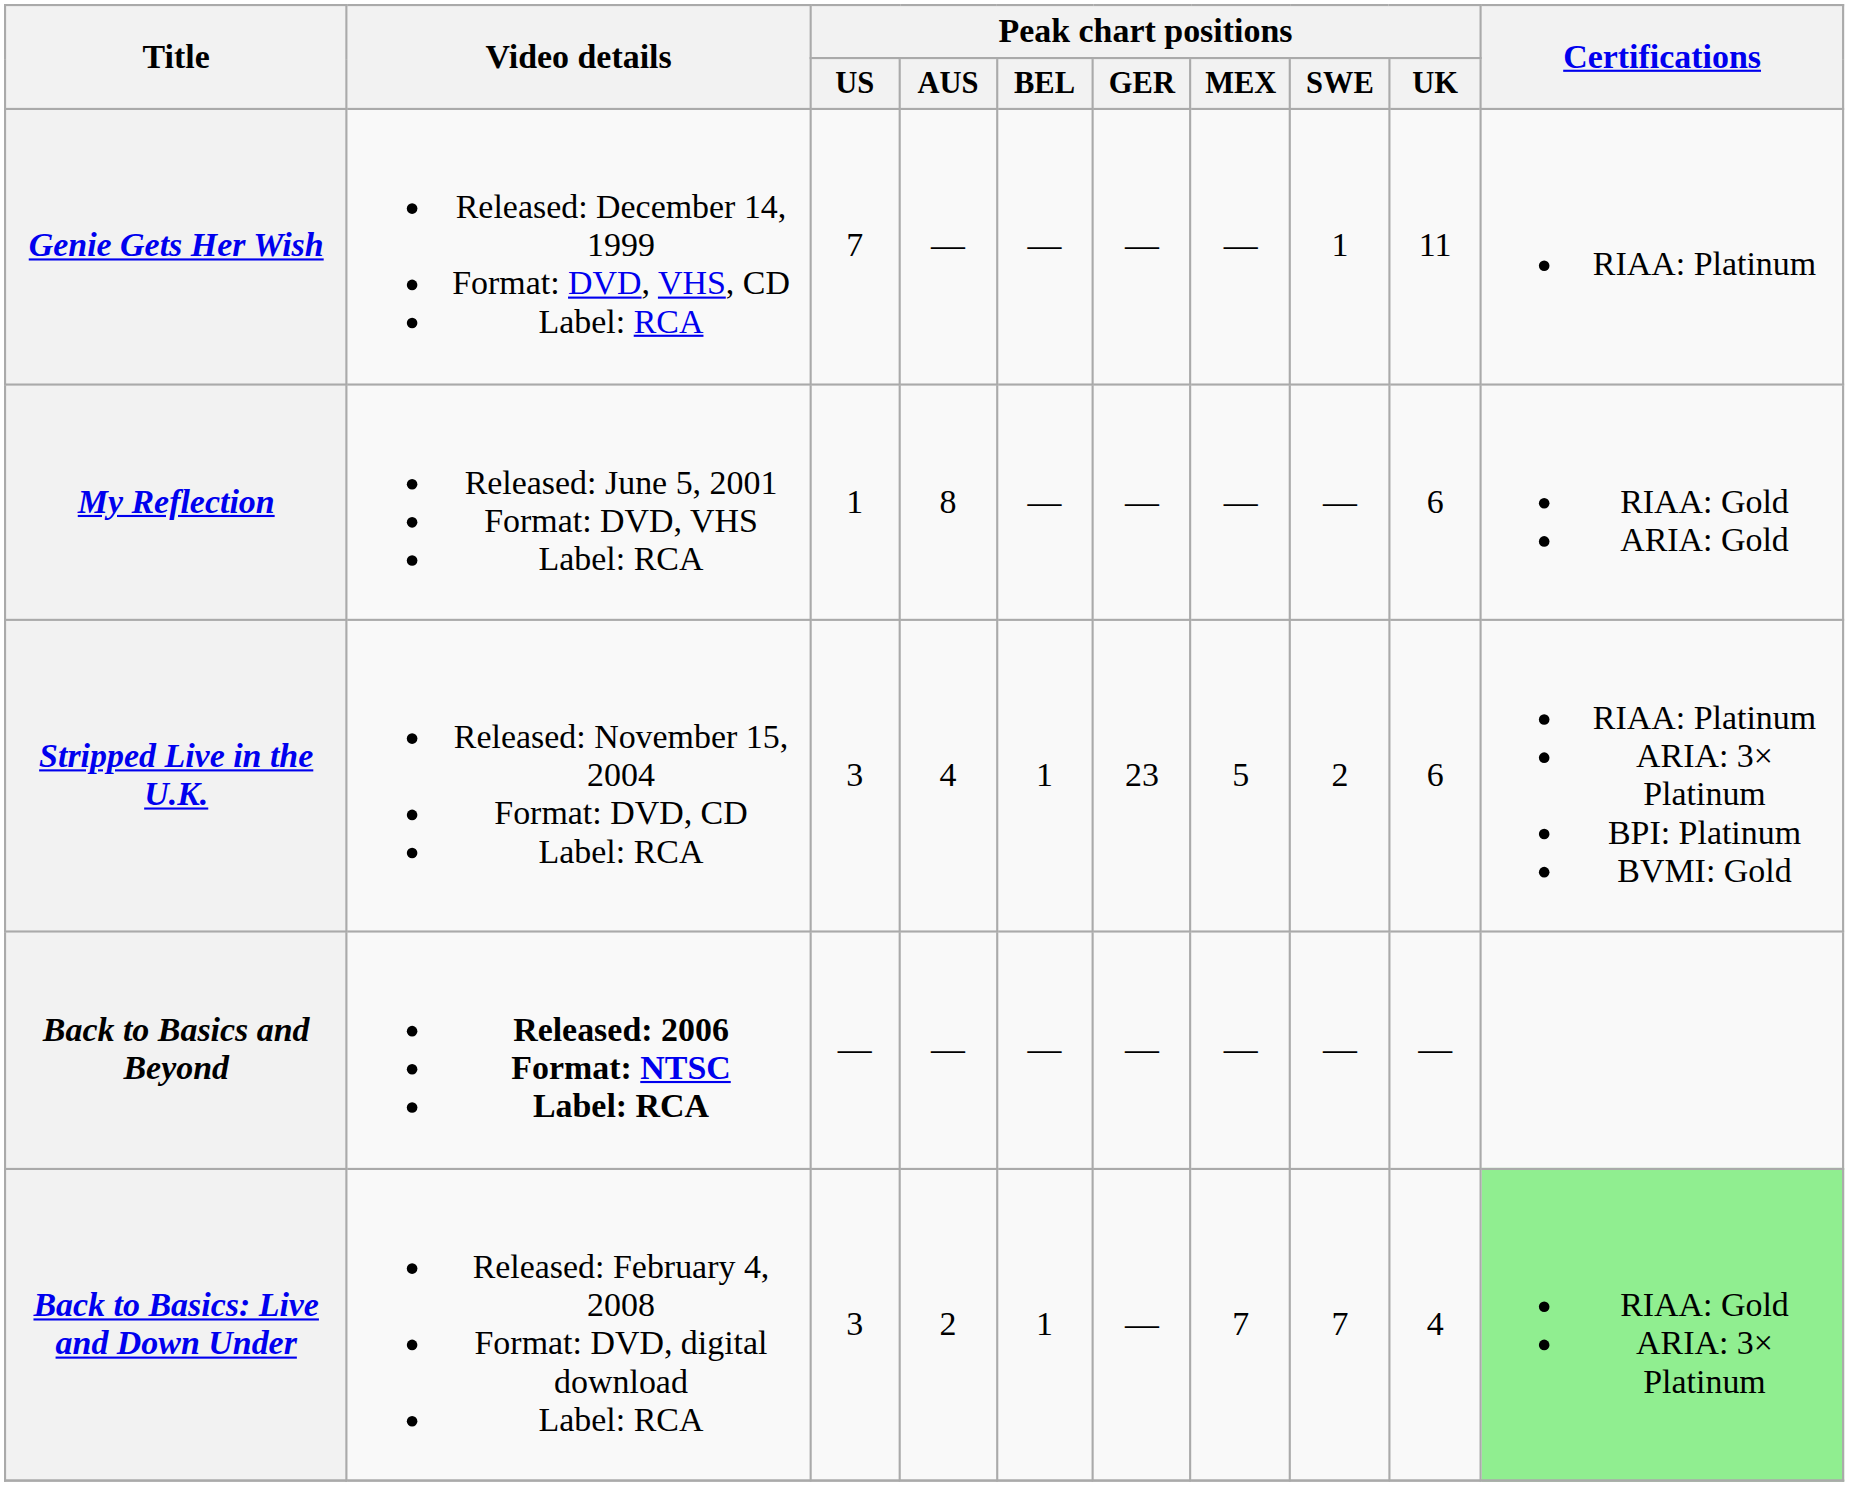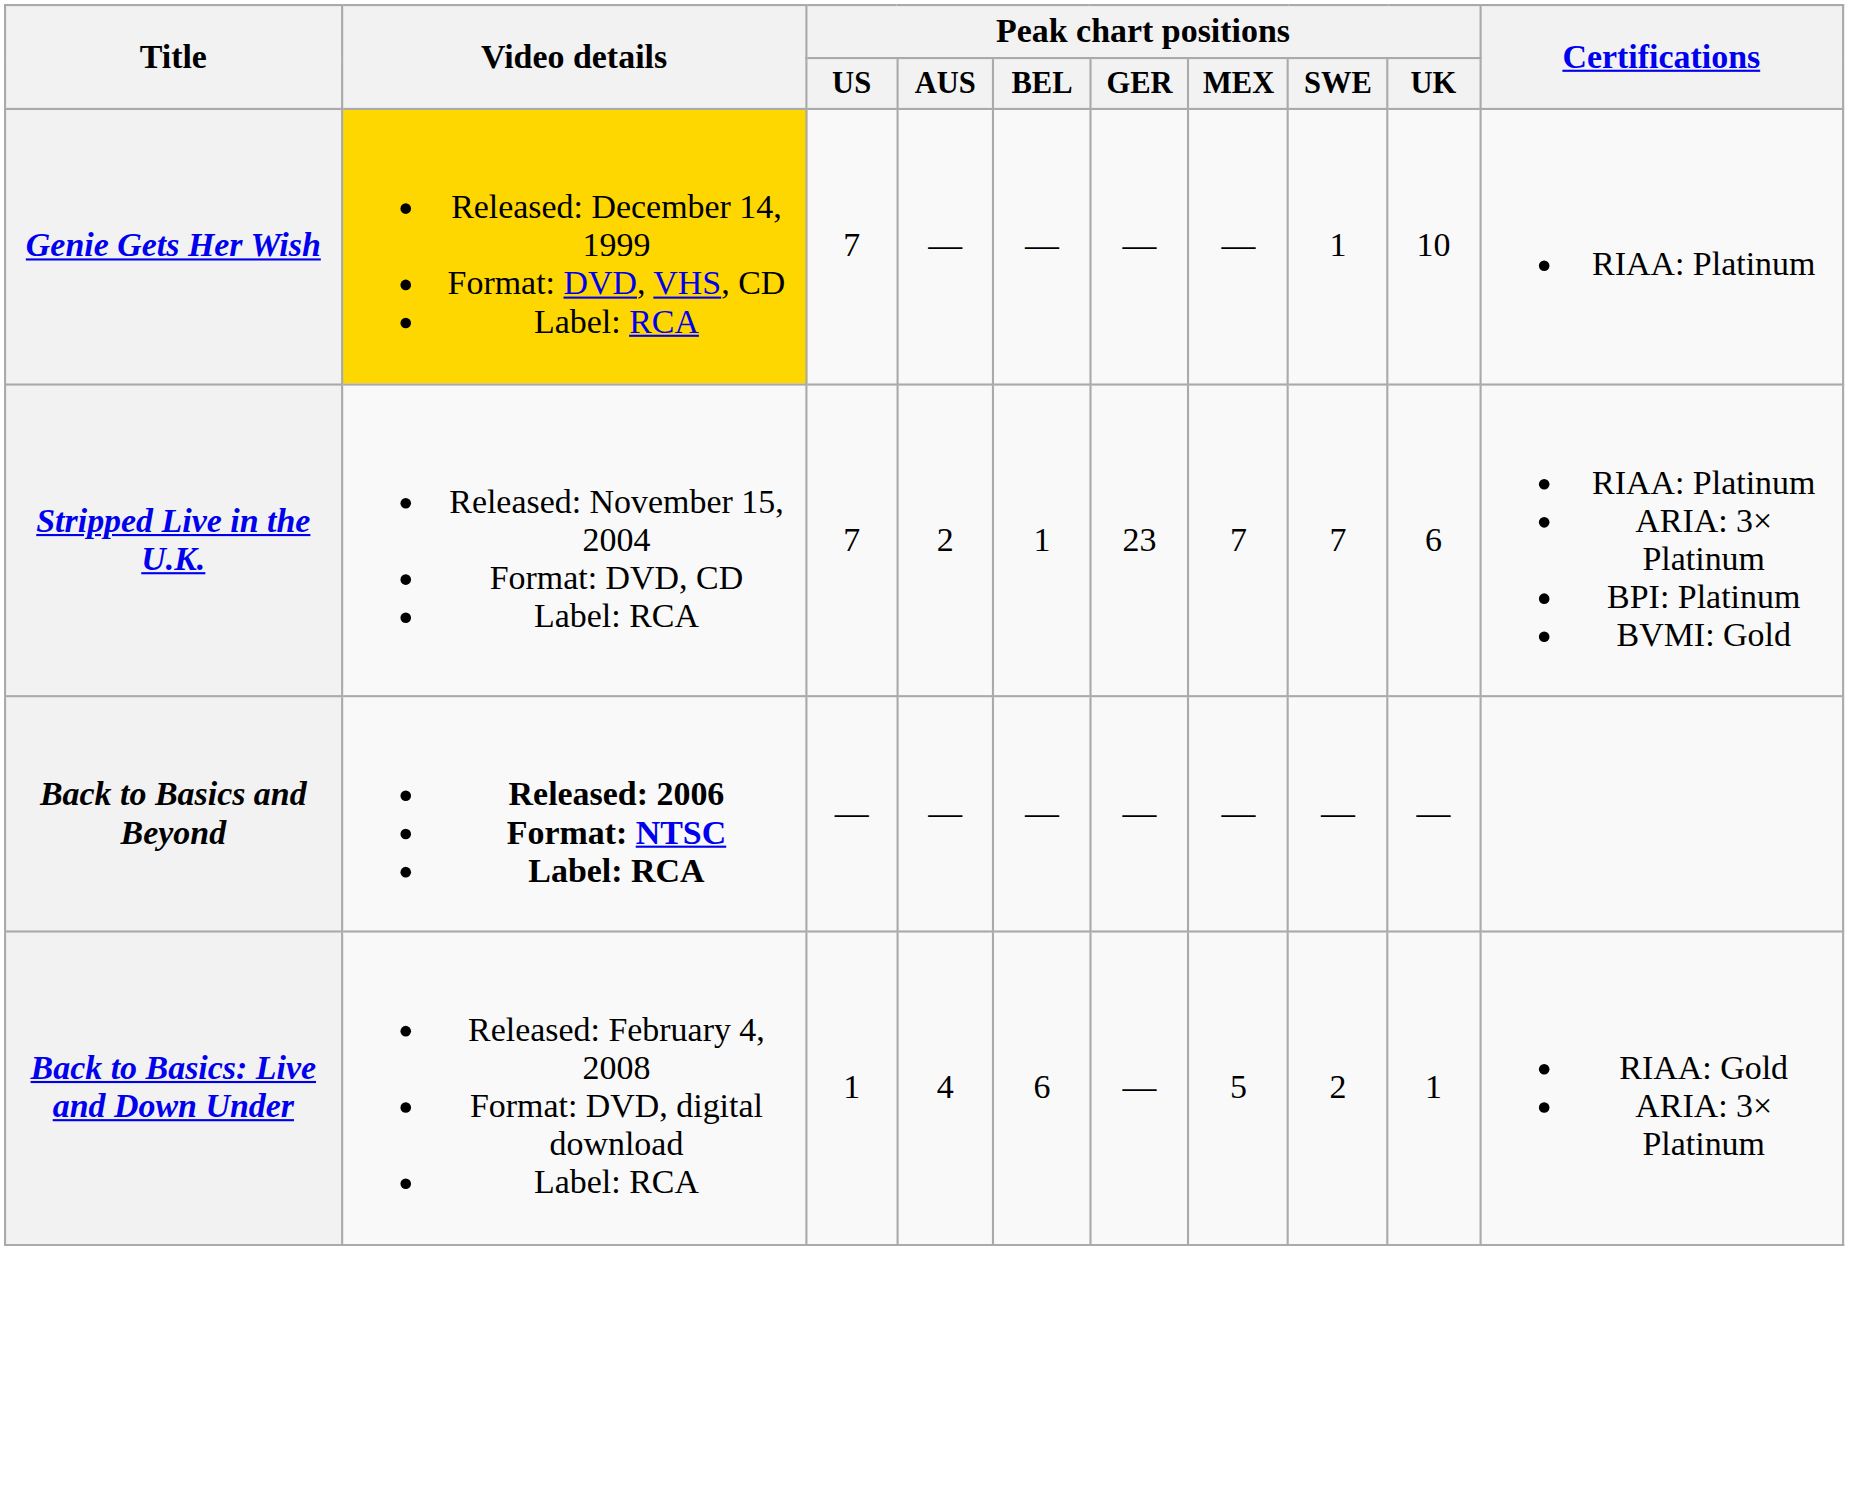(579, 265) no background -> (574, 265) gold background
(1435, 245) 11 -> (1433, 245) 10
- row: (176, 500)
(855, 775) 3 -> (852, 539) 7
(948, 775) 4 -> (945, 539) 2
(1241, 775) 5 -> (1239, 539) 7
(1340, 775) 2 -> (1338, 539) 7
(855, 1323) 3 -> (852, 1087) 1
(948, 1323) 2 -> (945, 1087) 4
(1045, 1323) 1 -> (1042, 1087) 6
(1241, 1323) 7 -> (1239, 1087) 5
(1340, 1323) 7 -> (1338, 1087) 2
(1435, 1323) 4 -> (1433, 1087) 1
(1662, 1343) lightgreen background -> (1661, 1107) no background
